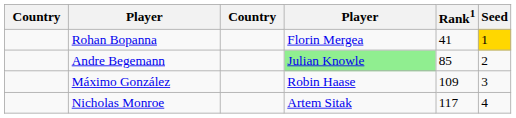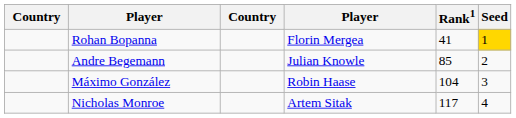(326, 60) lightgreen background -> (326, 60) no background
(449, 81) 109 -> (449, 81) 104
